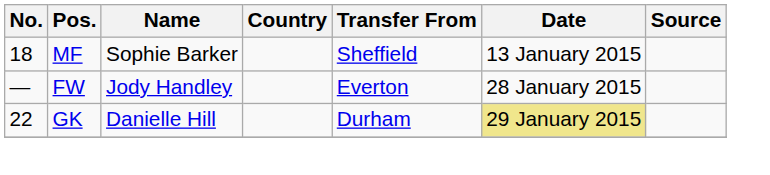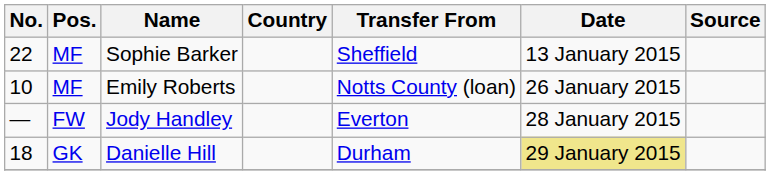(21, 53) 18 -> (21, 53) 22
+ row: (171, 86)
(21, 119) 22 -> (21, 152) 18
